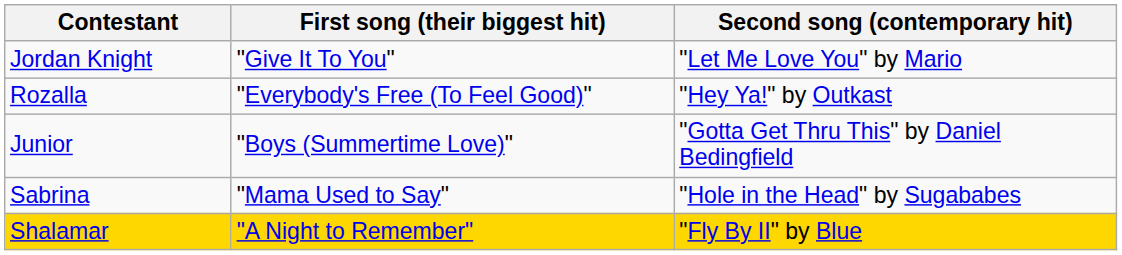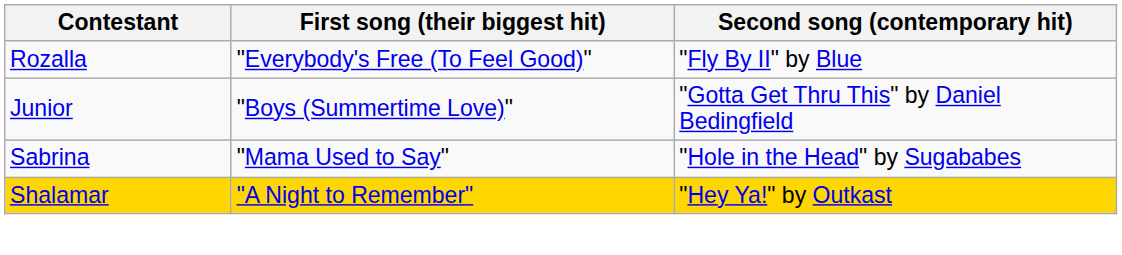- row: (81, 59)
(786, 95) "Hey Ya!" by Outkast -> (771, 59) "Fly By II" by Blue
(771, 231) "Fly By II" by Blue -> (786, 194) "Hey Ya!" by Outkast
